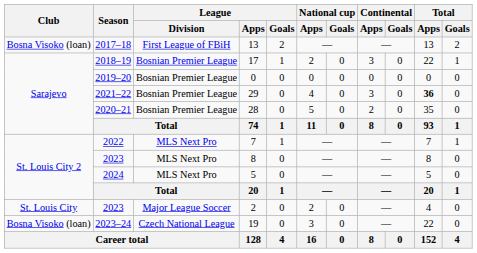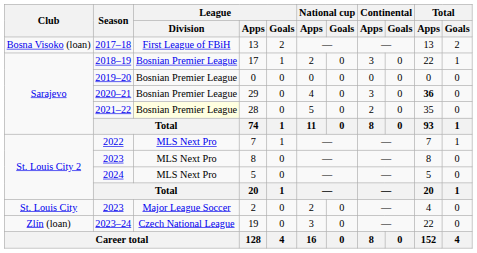(113, 93) 2021–22 -> (113, 93) 2020–21
(113, 110) 2020–21 -> (113, 110) 2021–22
(187, 110) no background -> (187, 110) lightyellow background
(49, 223) Bosna Visoko (loan) -> (49, 223) Zlín (loan)
